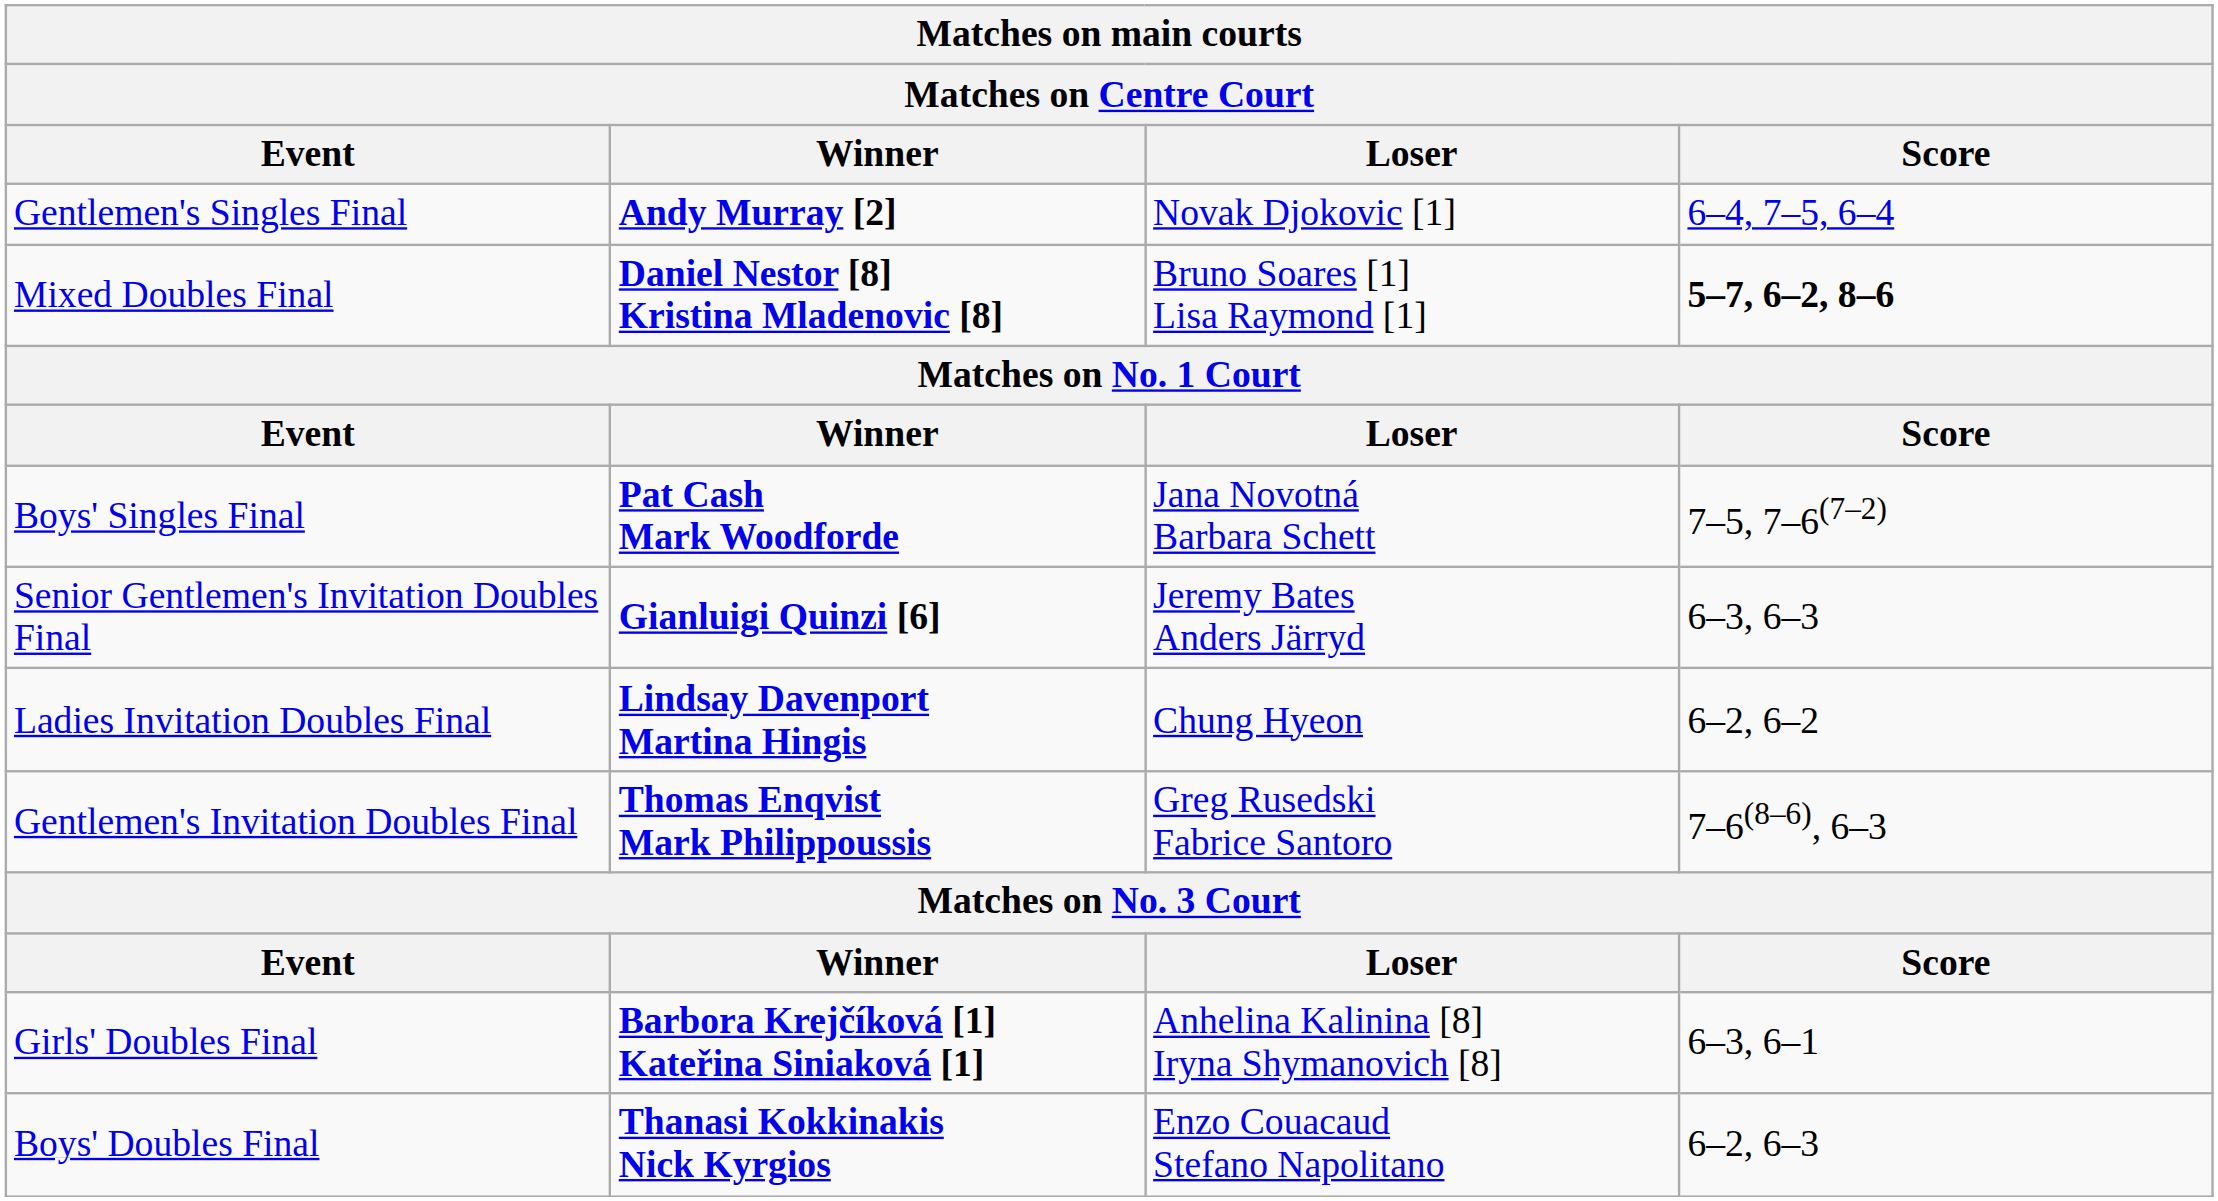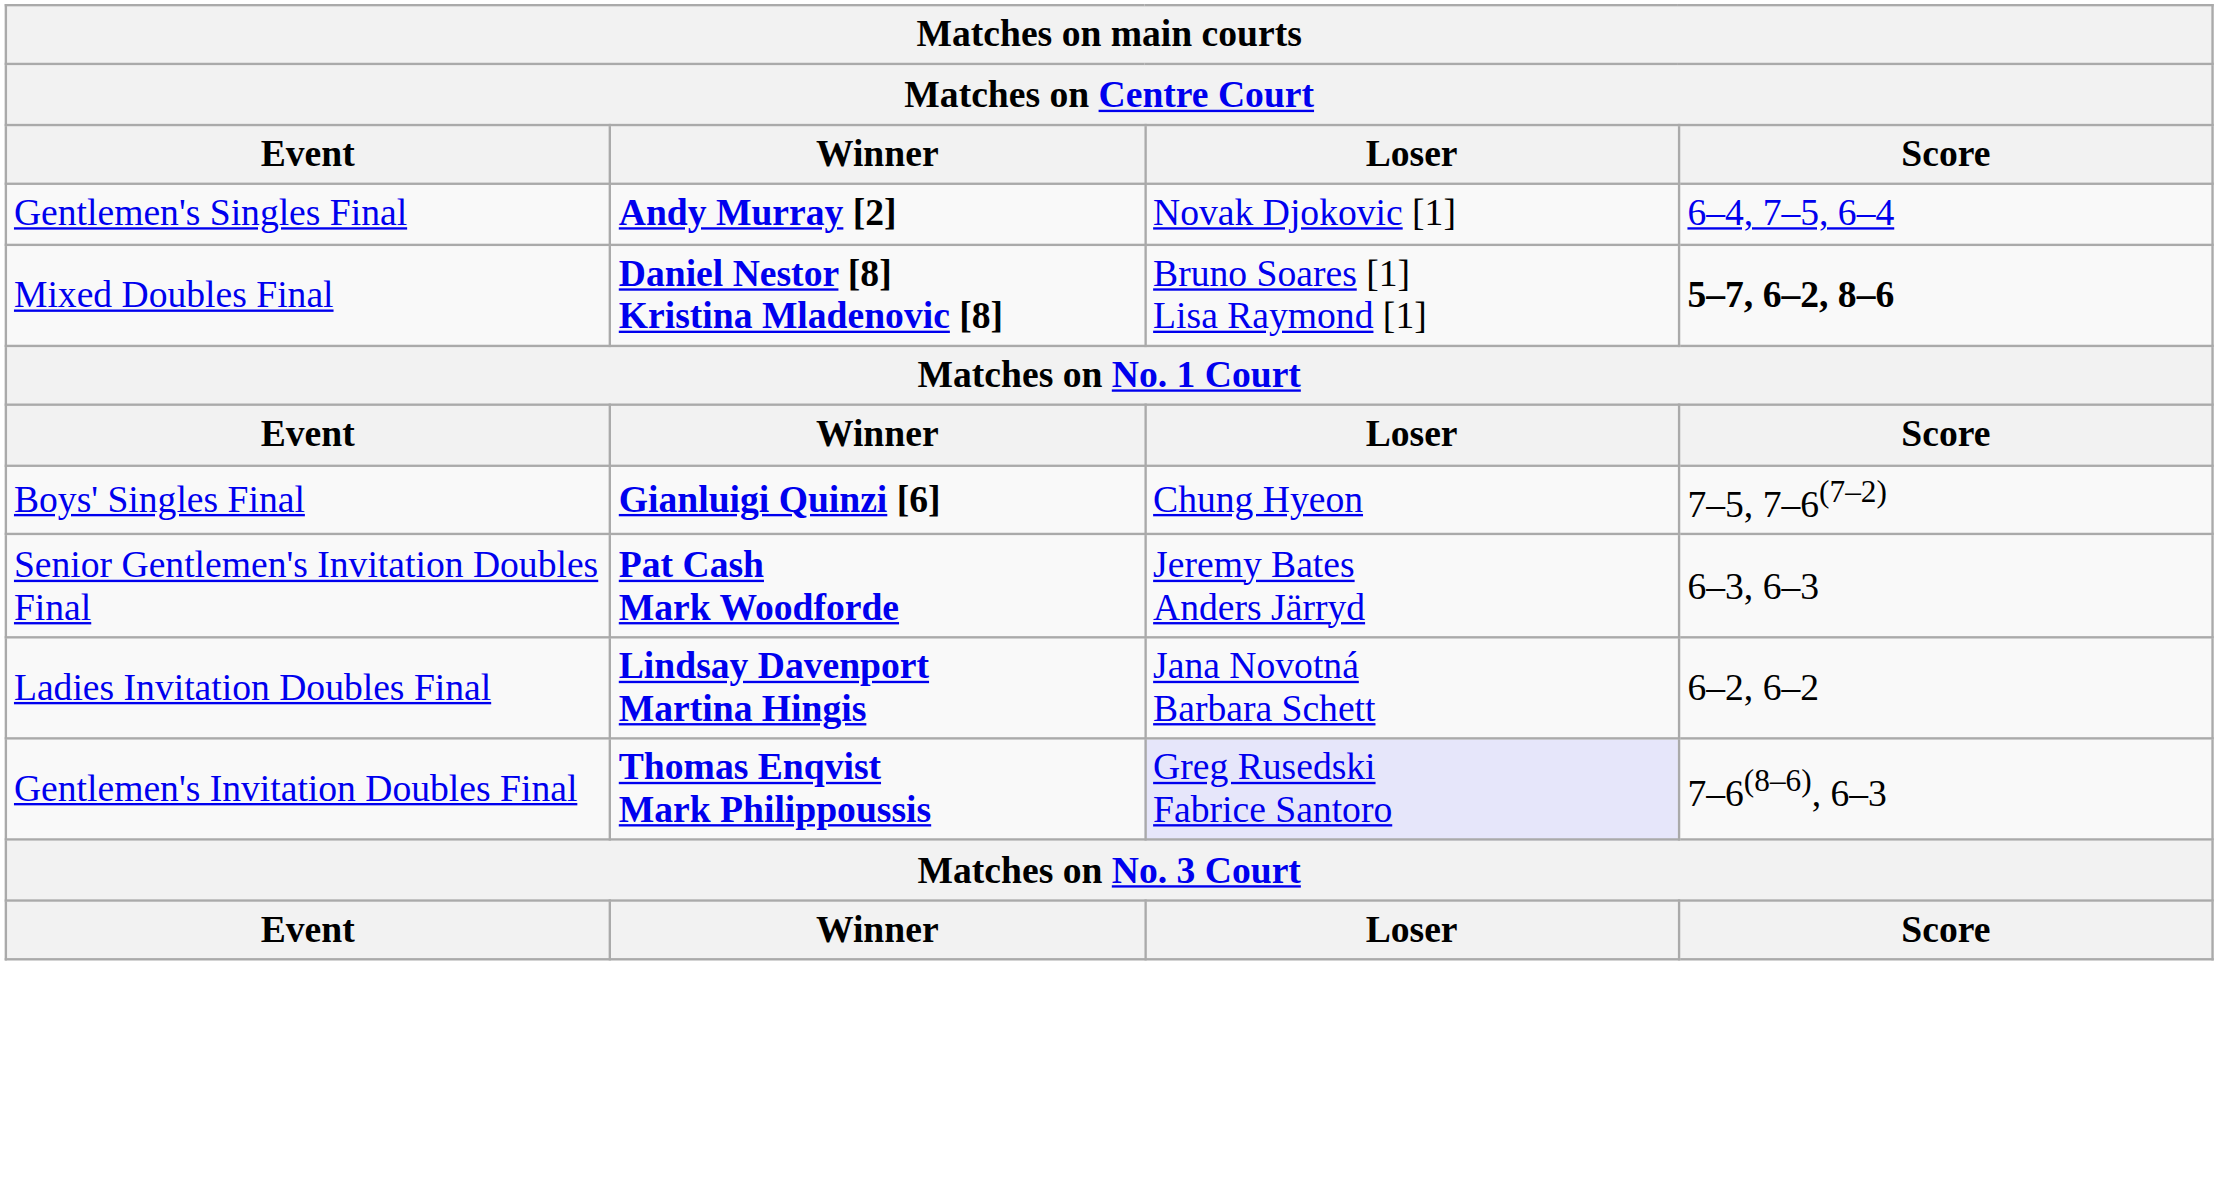(759, 515) Pat Cash Mark Woodforde -> (780, 499) Gianluigi Quinzi [6]
(1264, 515) Jana Novotná Barbara Schett -> (1258, 499) Chung Hyeon
(780, 617) Gianluigi Quinzi [6] -> (759, 584) Pat Cash Mark Woodforde
(1258, 719) Chung Hyeon -> (1264, 686) Jana Novotná Barbara Schett
(1273, 820) no background -> (1273, 788) lavender background
- row: (166, 1042)
- row: (167, 1144)
